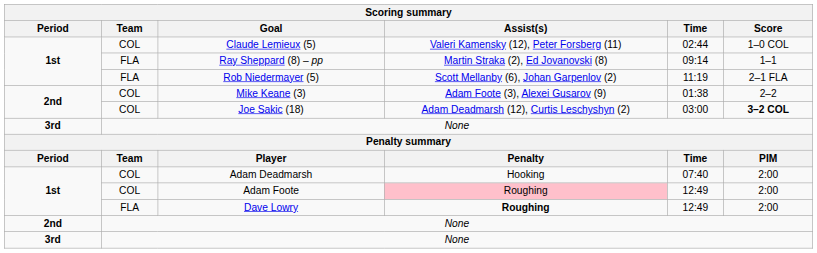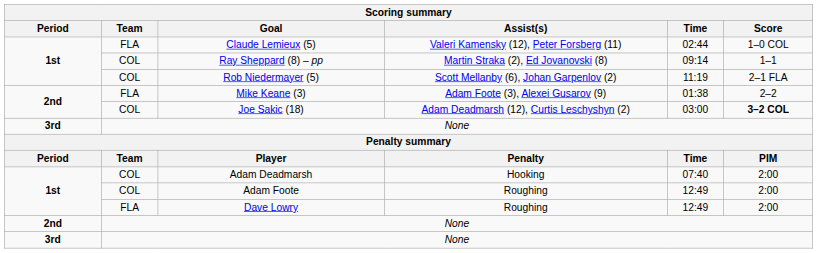(130, 45) COL -> (130, 45) FLA
(130, 61) FLA -> (130, 61) COL
(130, 77) FLA -> (130, 77) COL
(130, 93) COL -> (130, 93) FLA
(526, 191) pink background -> (526, 191) no background
(526, 207) bold -> (526, 207) normal
